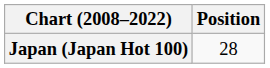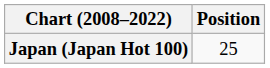(228, 48) 28 -> (228, 48) 25
